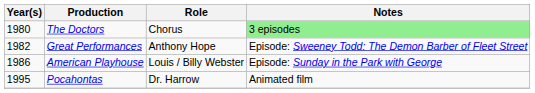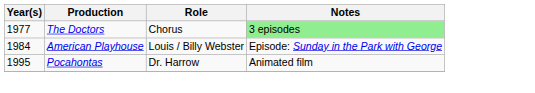(19, 29) 1980 -> (19, 29) 1977
- row: (94, 46)
(19, 63) 1986 -> (19, 46) 1984
